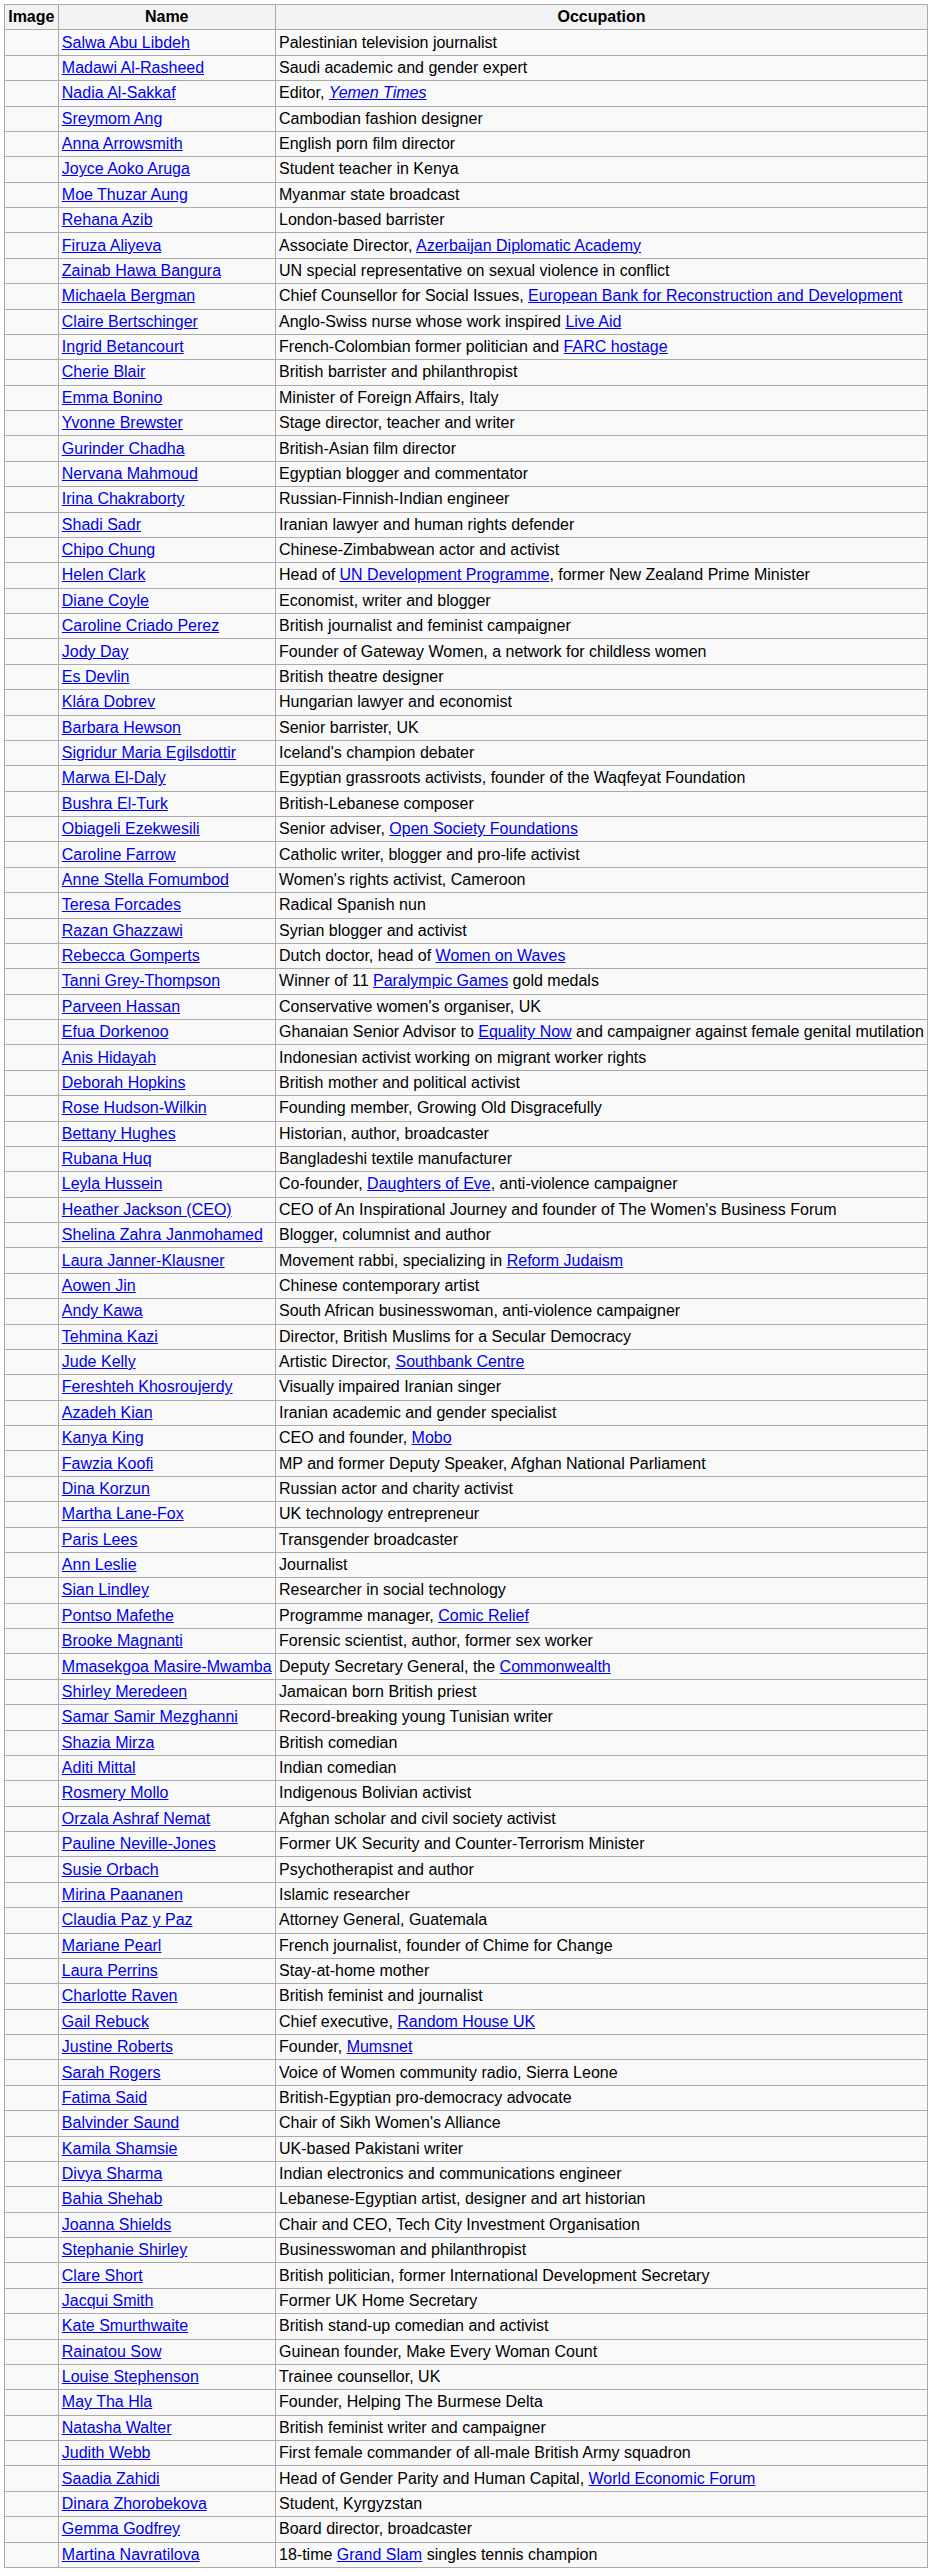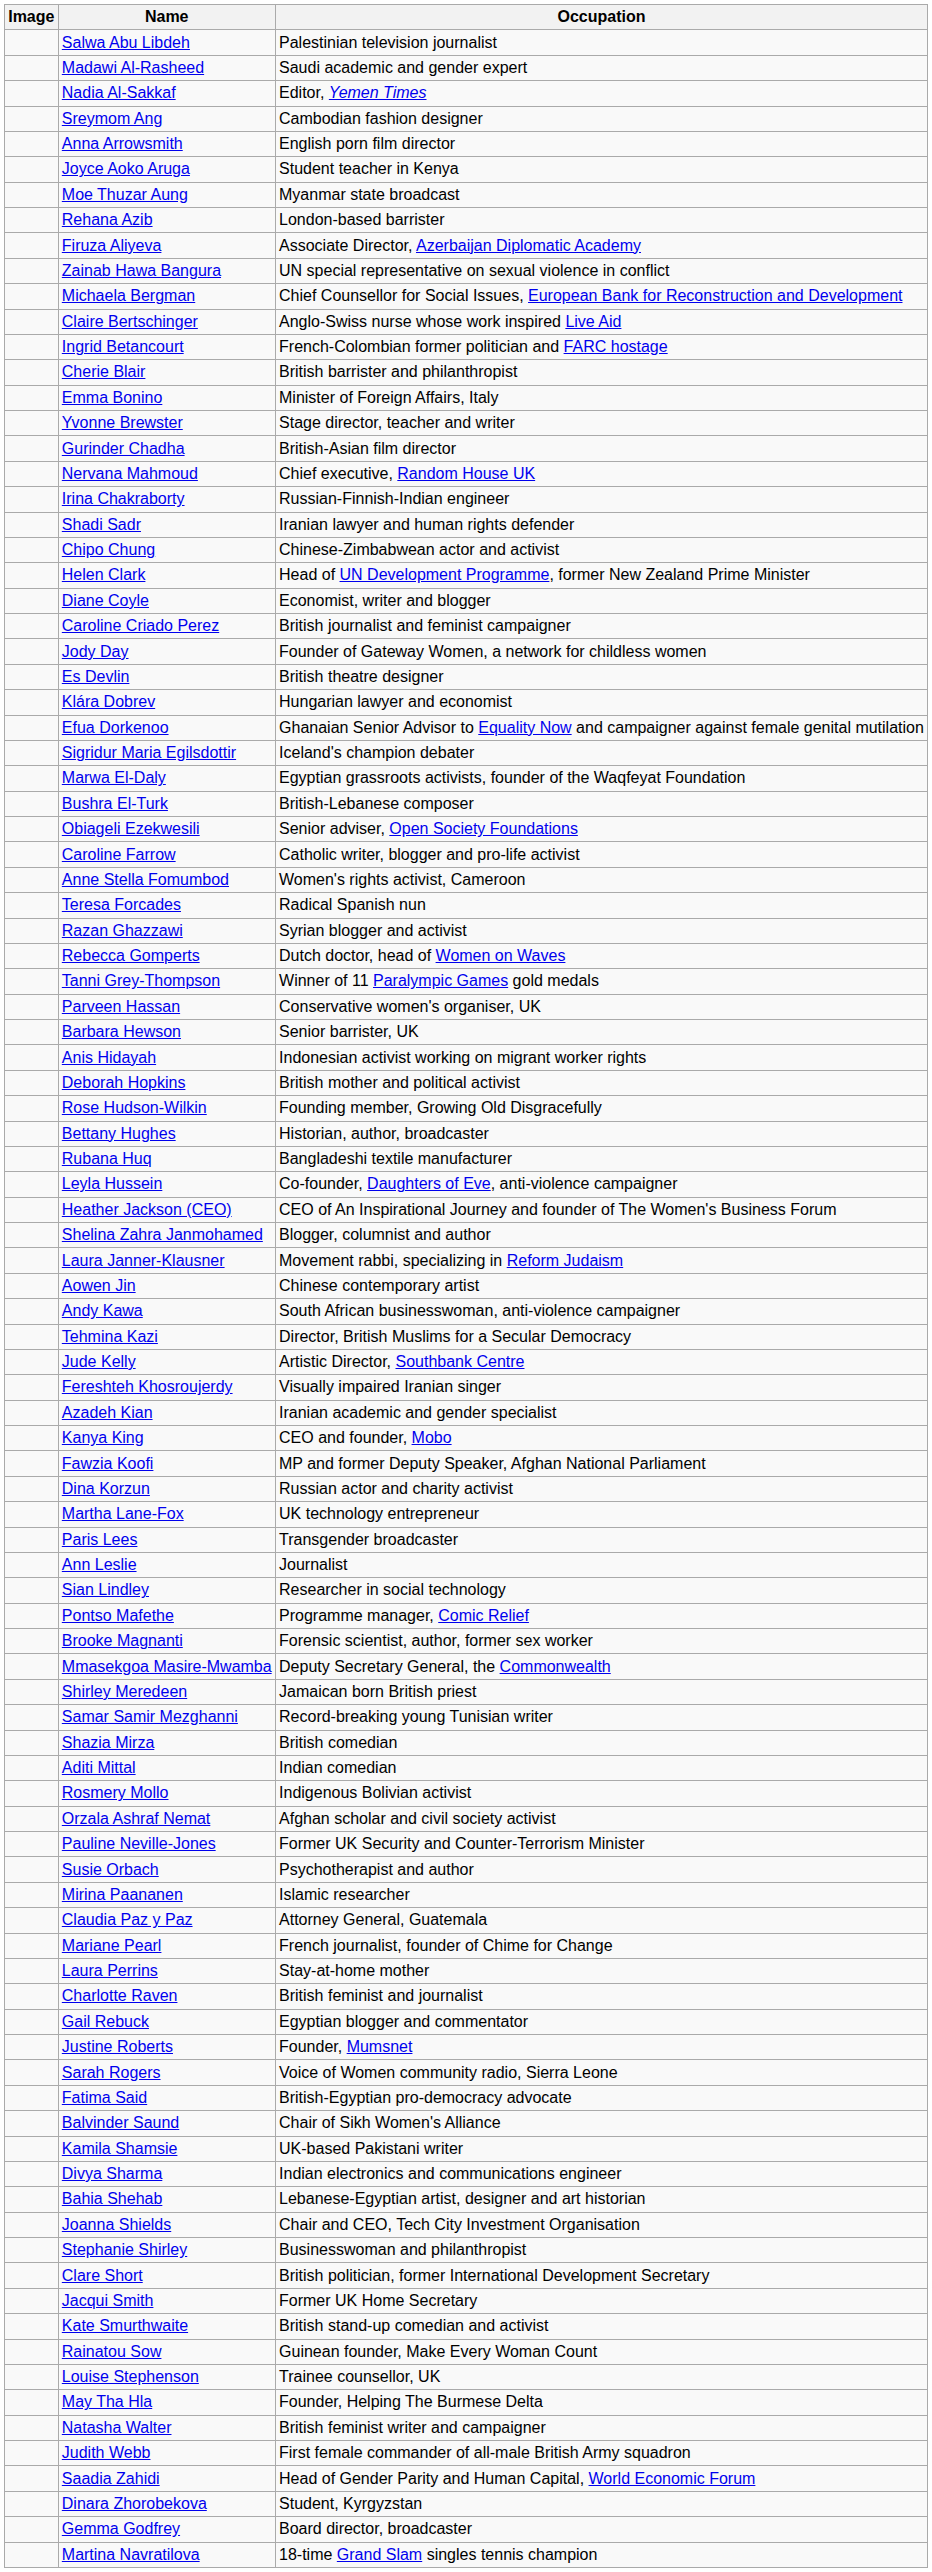(404, 473) Egyptian blogger and commentator -> (407, 473) Chief executive, Random House UK
rows swapped: (115, 1032) <-> (121, 727)
(407, 2021) Chief executive, Random House UK -> (404, 2021) Egyptian blogger and commentator
